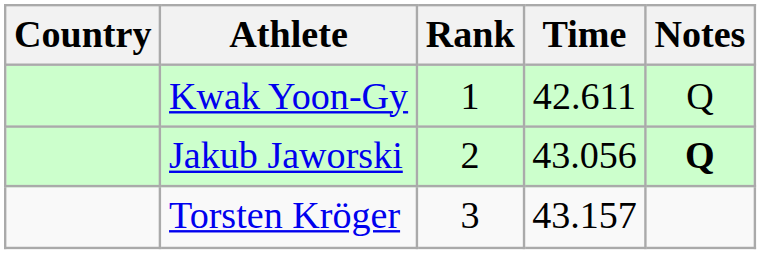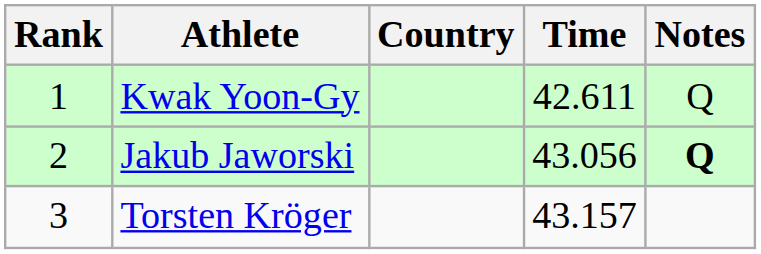columns swapped: (470, 34) <-> (83, 34)
